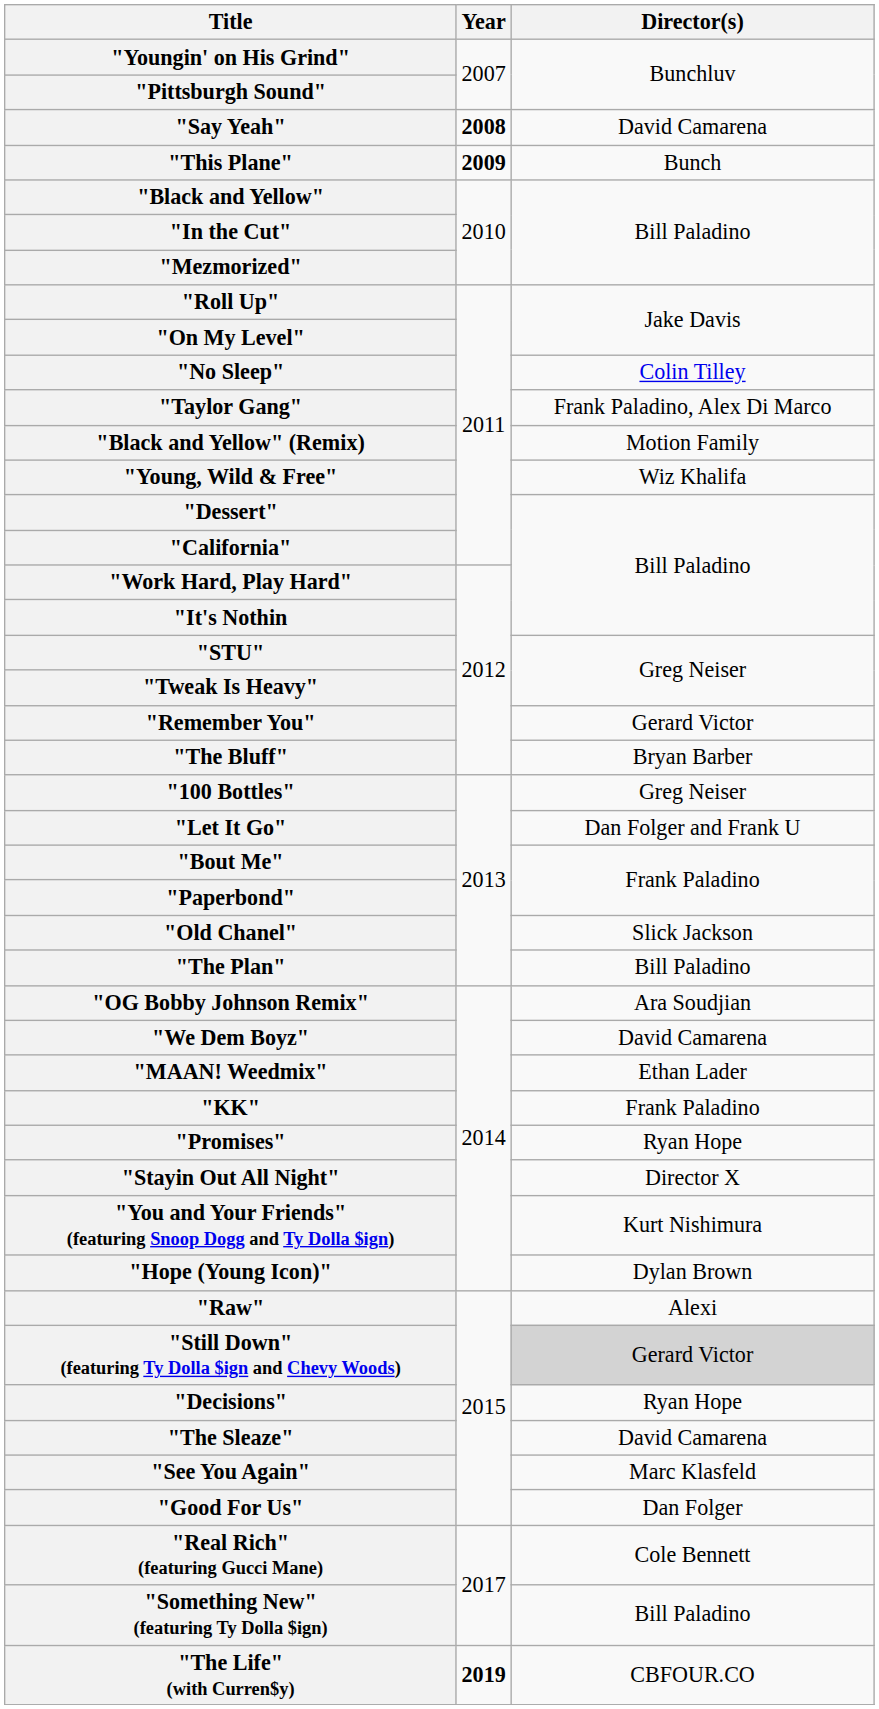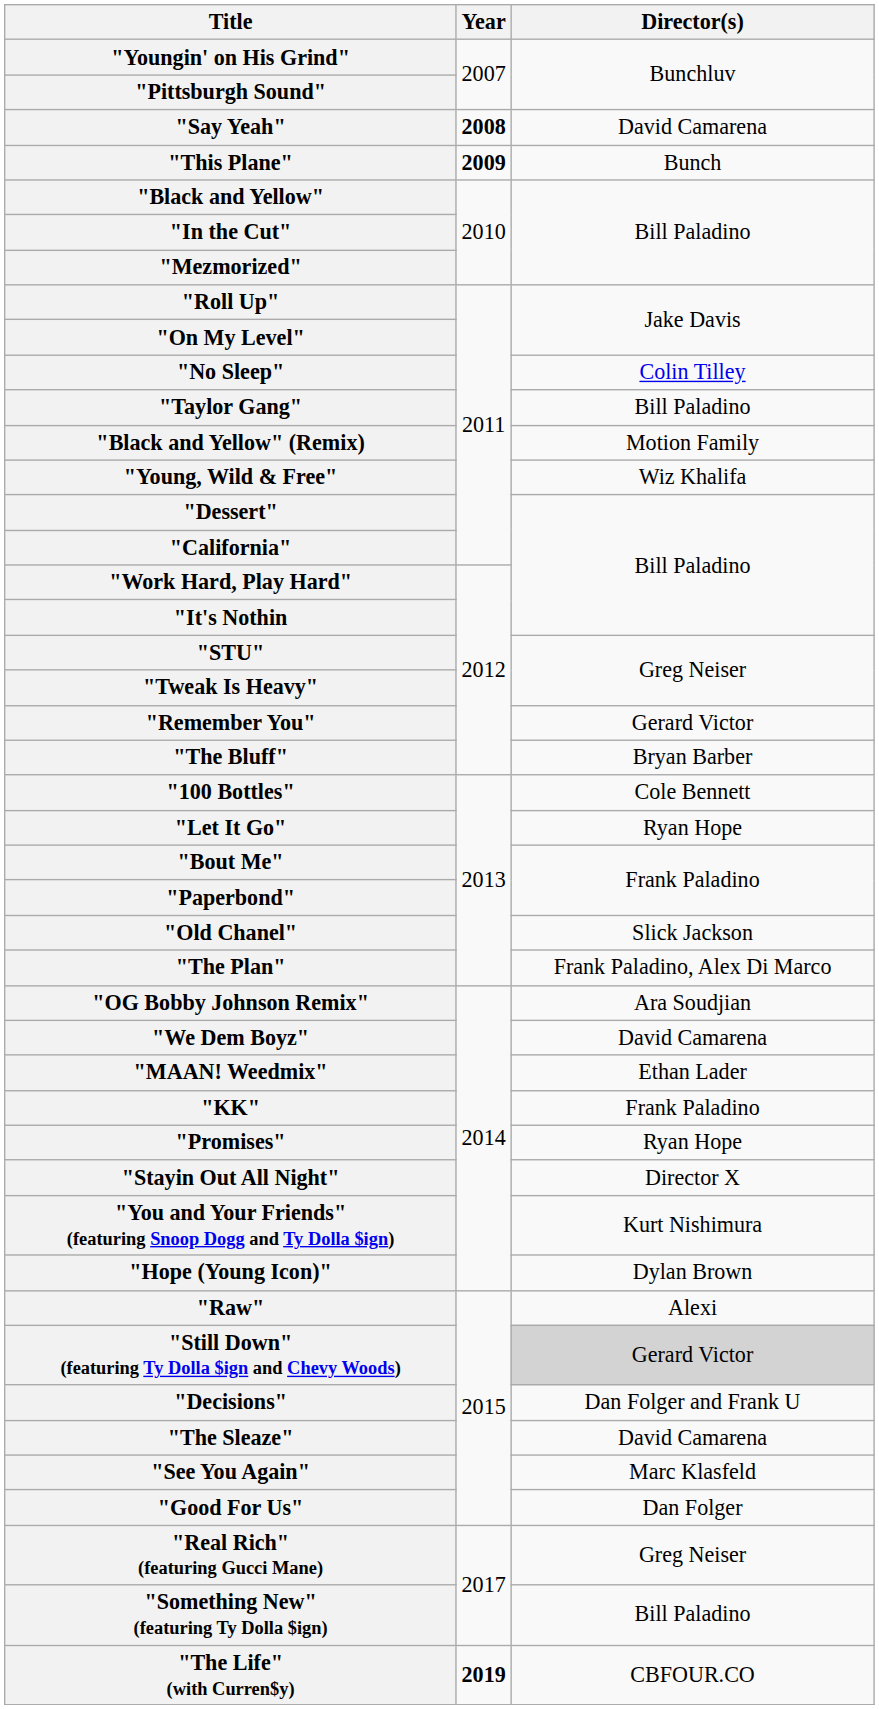(693, 407) Frank Paladino, Alex Di Marco -> (693, 407) Bill Paladino
(693, 792) Greg Neiser -> (693, 792) Cole Bennett
(693, 827) Dan Folger and Frank U -> (693, 827) Ryan Hope
(693, 967) Bill Paladino -> (693, 967) Frank Paladino, Alex Di Marco
(693, 1402) Ryan Hope -> (693, 1402) Dan Folger and Frank U
(693, 1554) Cole Bennett -> (693, 1554) Greg Neiser
